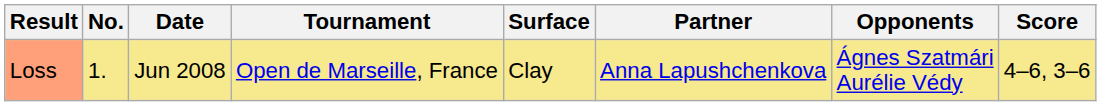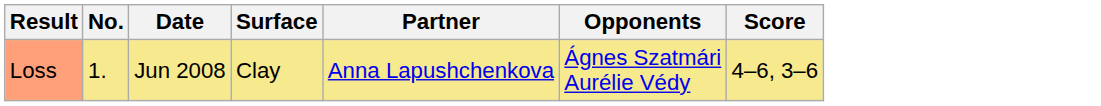- column: (367, 22)
